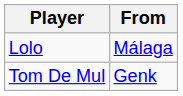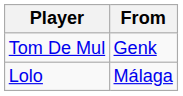rows swapped: (57, 76) <-> (26, 47)
